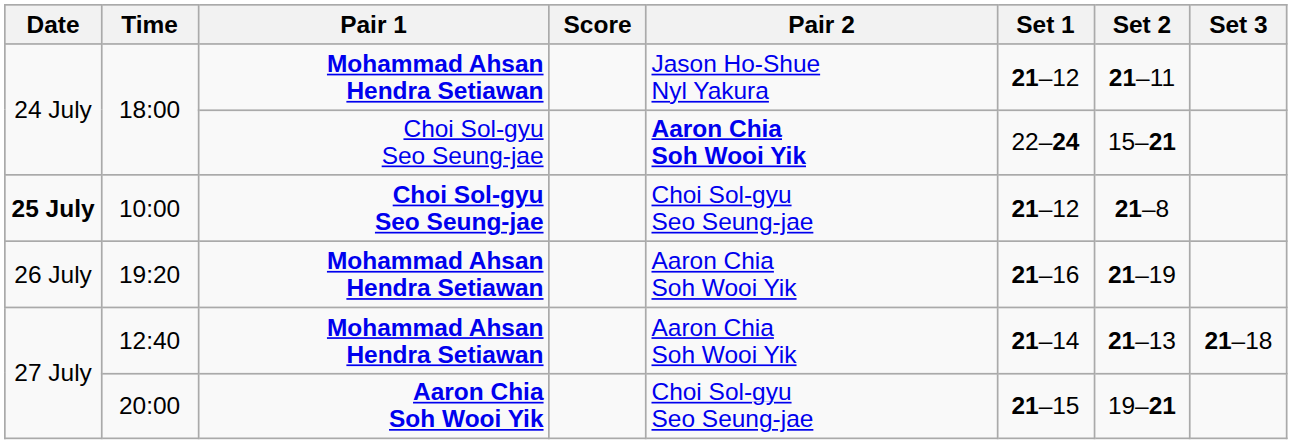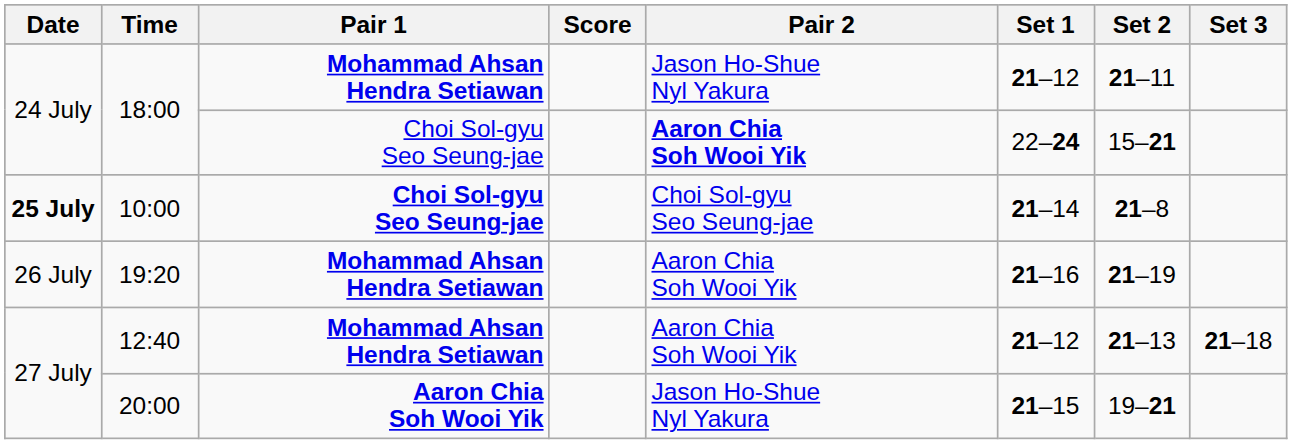(1045, 209) 21–12 -> (1045, 209) 21–14
(1045, 340) 21–14 -> (1045, 340) 21–12
(732, 406) Choi Sol-gyu Seo Seung-jae -> (736, 406) Jason Ho-Shue Nyl Yakura
